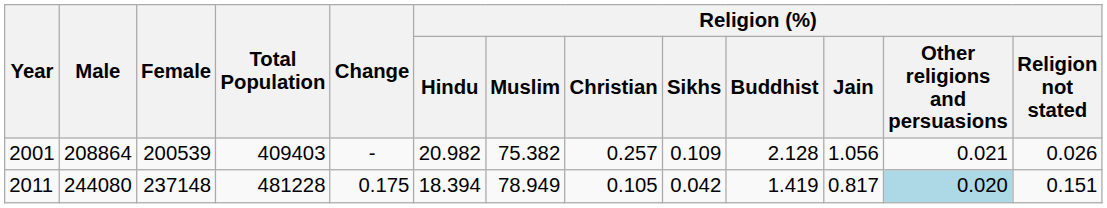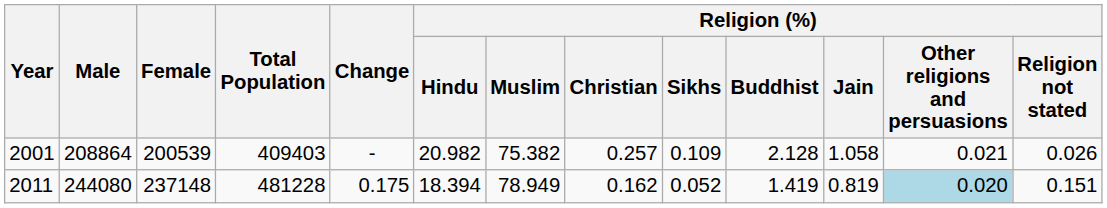(853, 153) 1.056 -> (853, 153) 1.058
(632, 185) 0.105 -> (632, 185) 0.162
(696, 185) 0.042 -> (696, 185) 0.052
(853, 185) 0.817 -> (853, 185) 0.819
